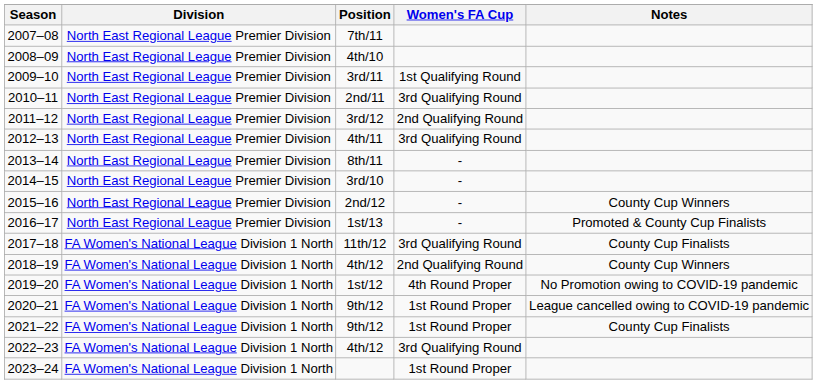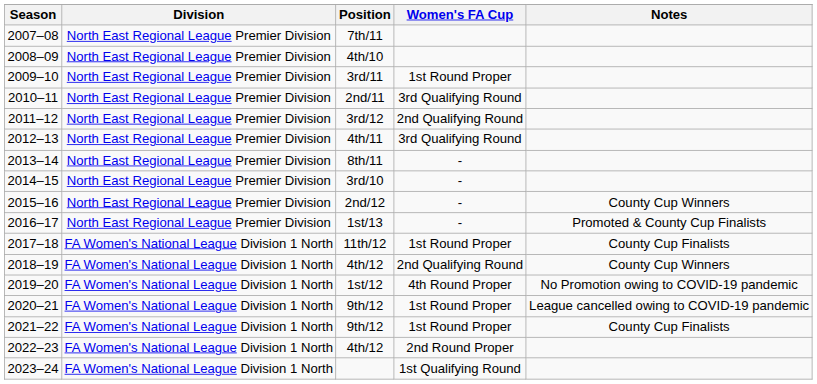(460, 77) 1st Qualifying Round -> (460, 77) 1st Round Proper
(460, 243) 3rd Qualifying Round -> (460, 243) 1st Round Proper
(460, 347) 3rd Qualifying Round -> (460, 347) 2nd Round Proper
(460, 368) 1st Round Proper -> (460, 368) 1st Qualifying Round
